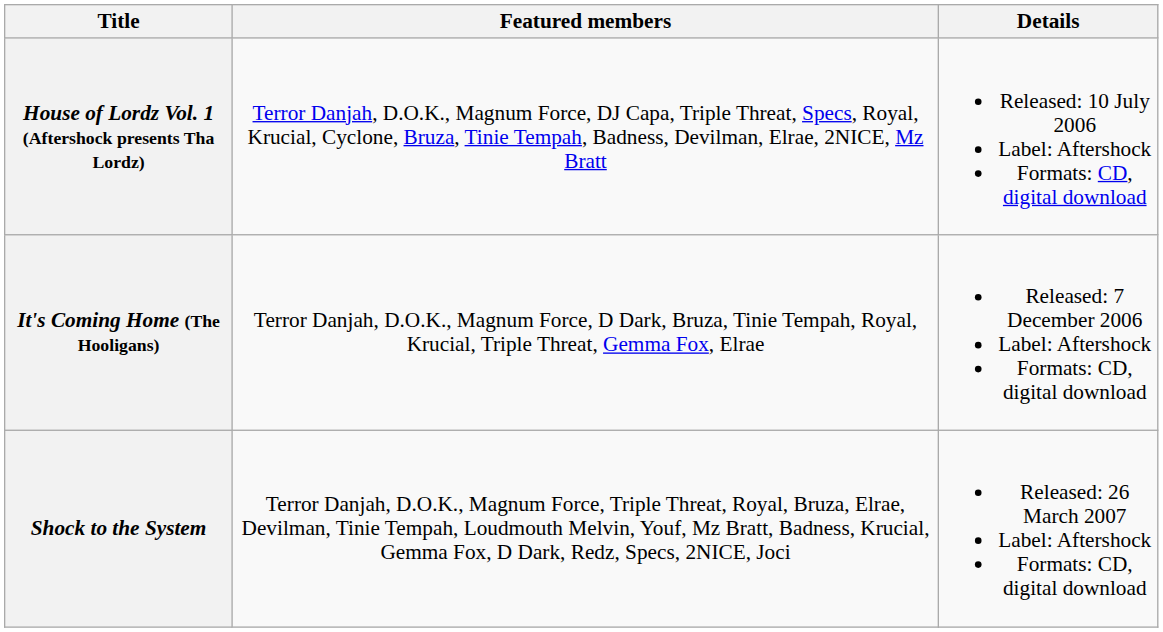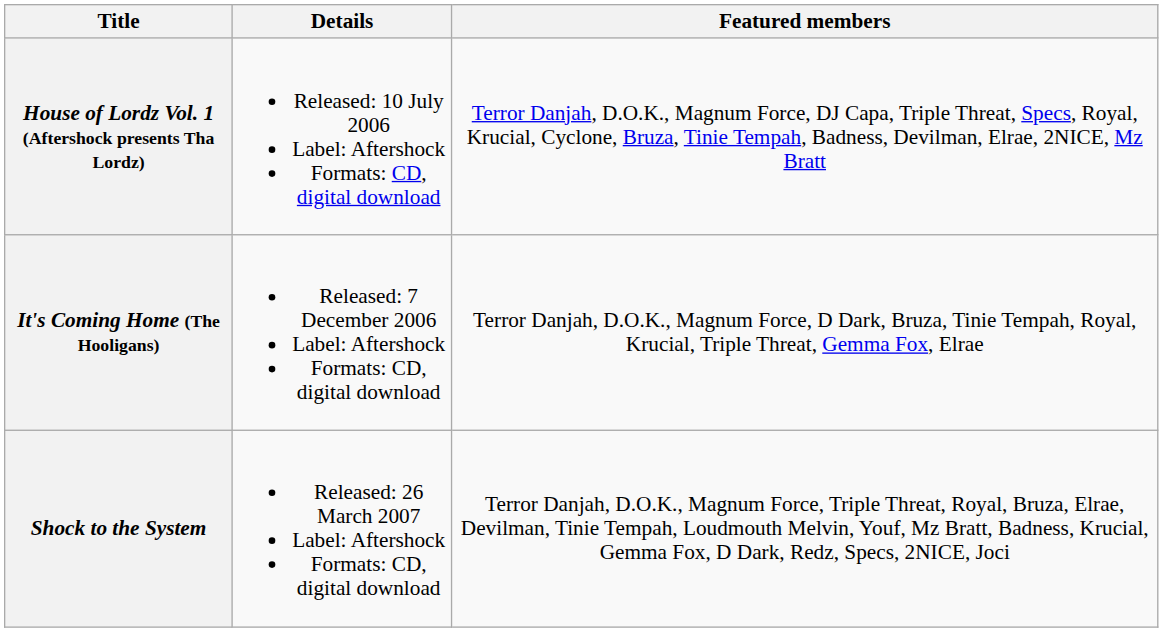columns swapped: (1048, 21) <-> (586, 21)
